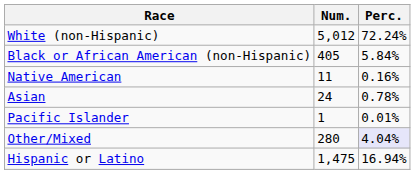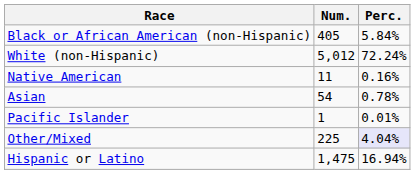rows swapped: (83, 35) <-> (159, 56)
(325, 97) 24 -> (325, 97) 54
(329, 138) 280 -> (329, 138) 225
